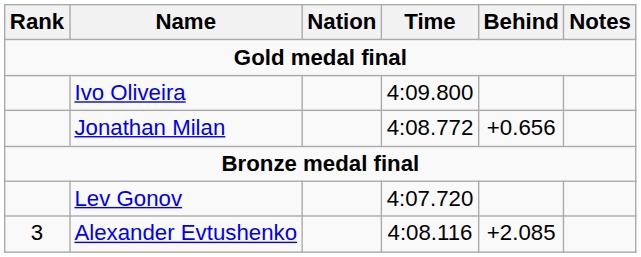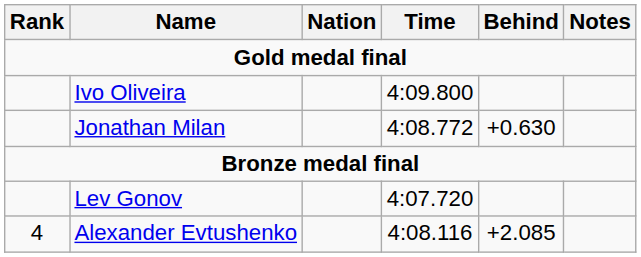(521, 127) +0.656 -> (521, 127) +0.630
(37, 233) 3 -> (37, 233) 4
